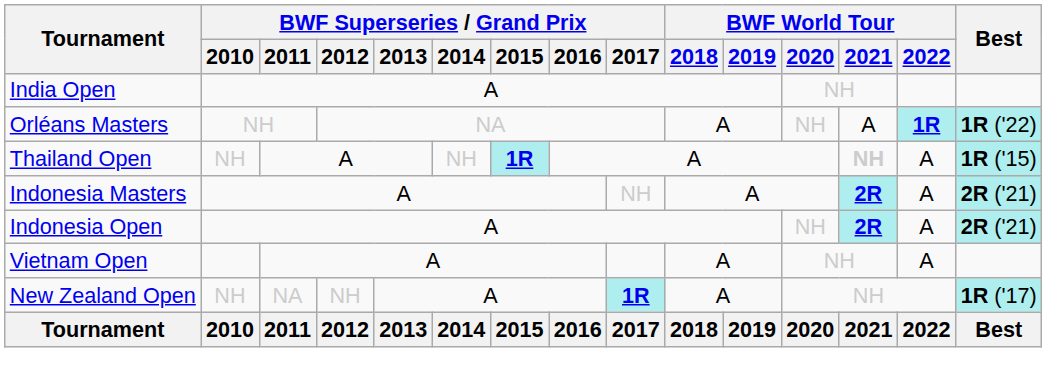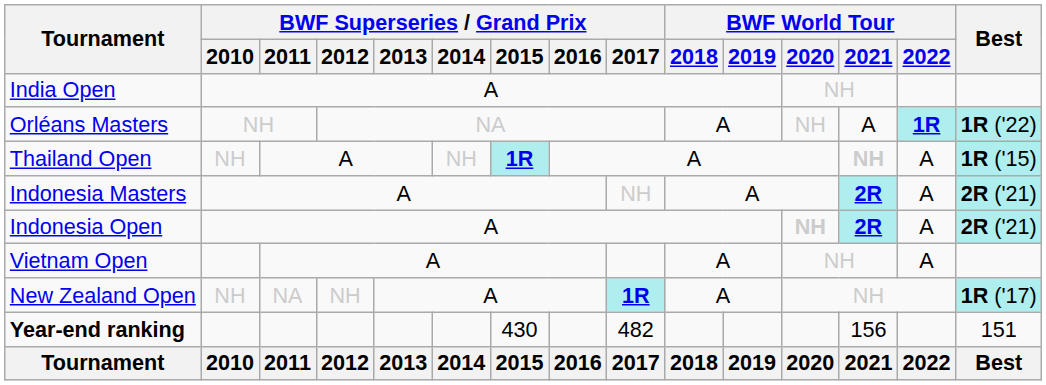(810, 227) normal -> (810, 227) bold
+ row: (97, 329)
